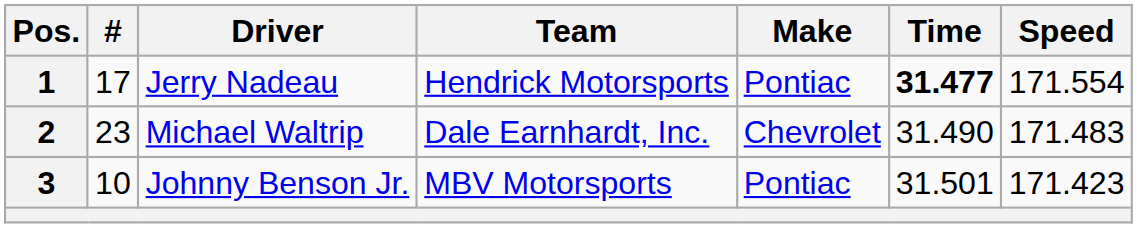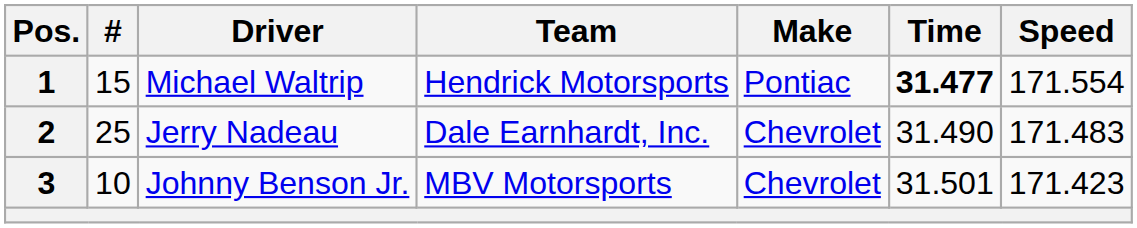(113, 81) 17 -> (113, 81) 15
(242, 81) Jerry Nadeau -> (255, 81) Michael Waltrip
(113, 132) 23 -> (113, 132) 25
(255, 132) Michael Waltrip -> (242, 132) Jerry Nadeau
(797, 183) Pontiac -> (812, 183) Chevrolet
